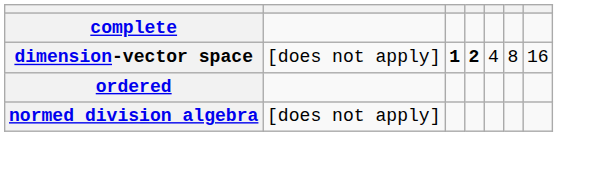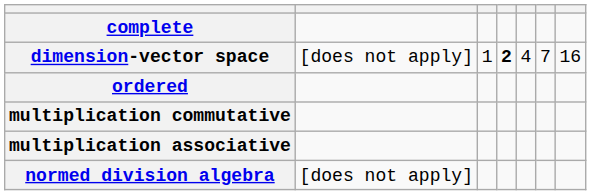(455, 57) bold -> (487, 57) normal
(513, 57) 8 -> (545, 57) 7
+ row: (150, 116)
+ row: (150, 146)
